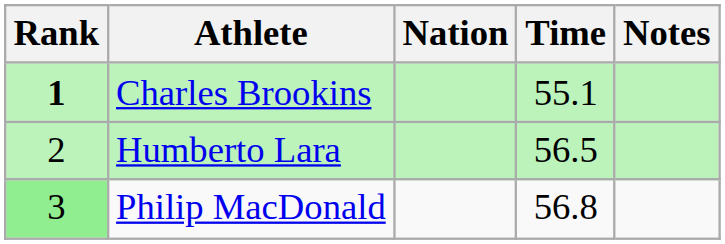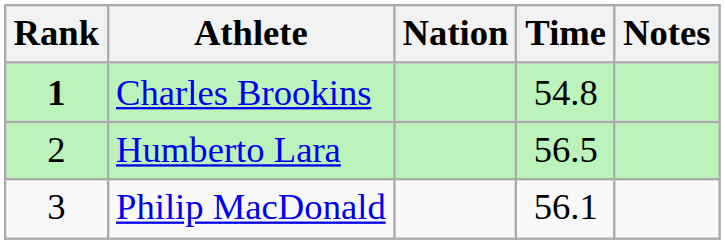(566, 91) 55.1 -> (566, 91) 54.8
(56, 207) lightgreen background -> (56, 207) no background
(566, 207) 56.8 -> (566, 207) 56.1
